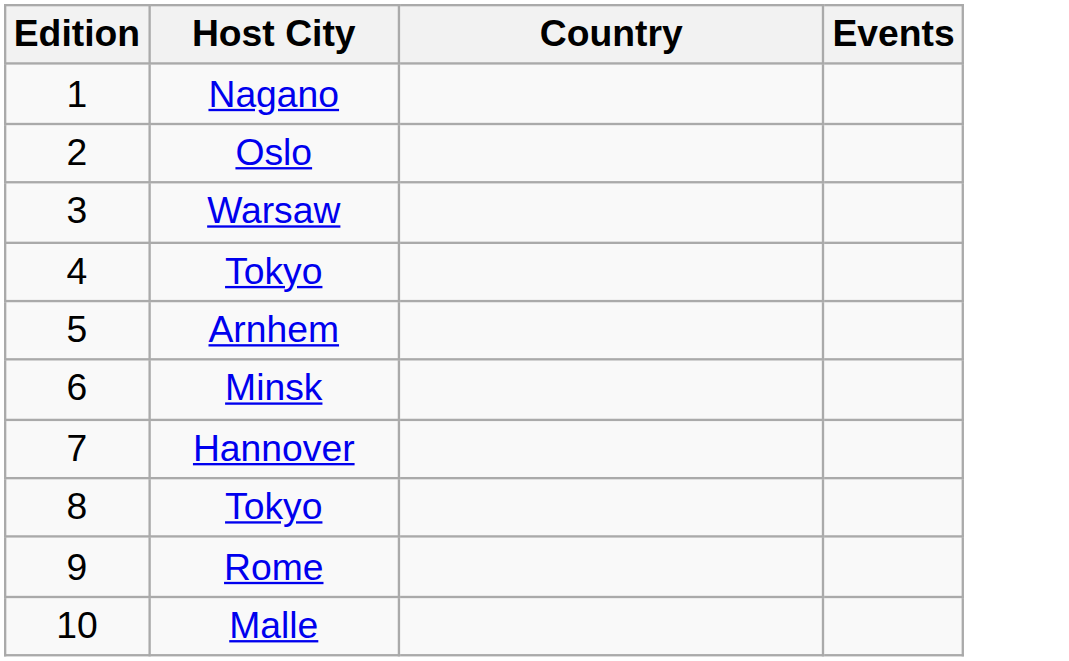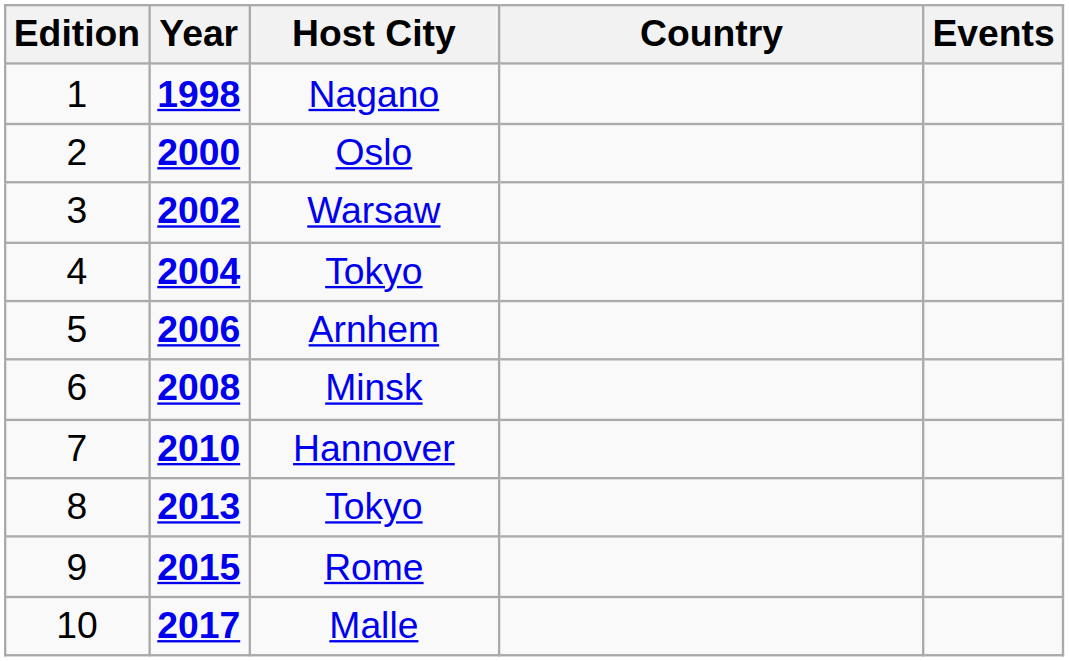+ column: (199, 34)
